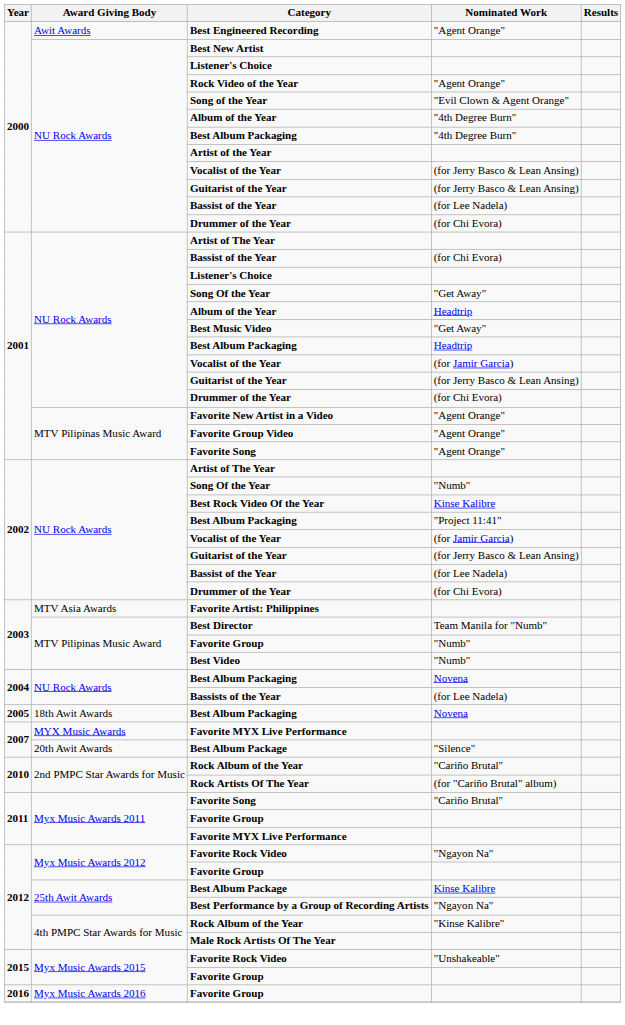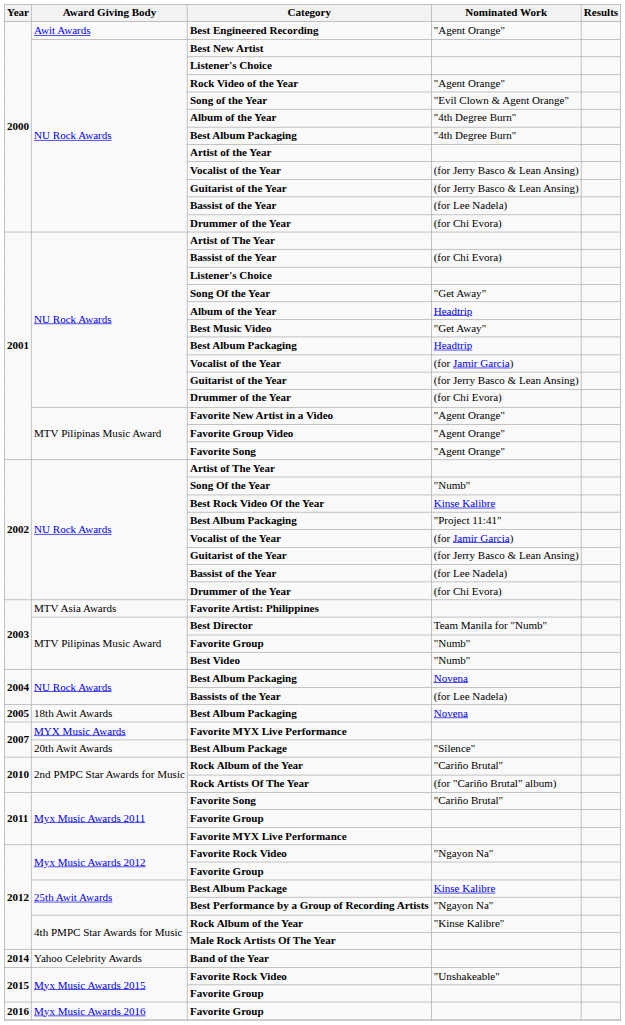+ row: (18, 958)
